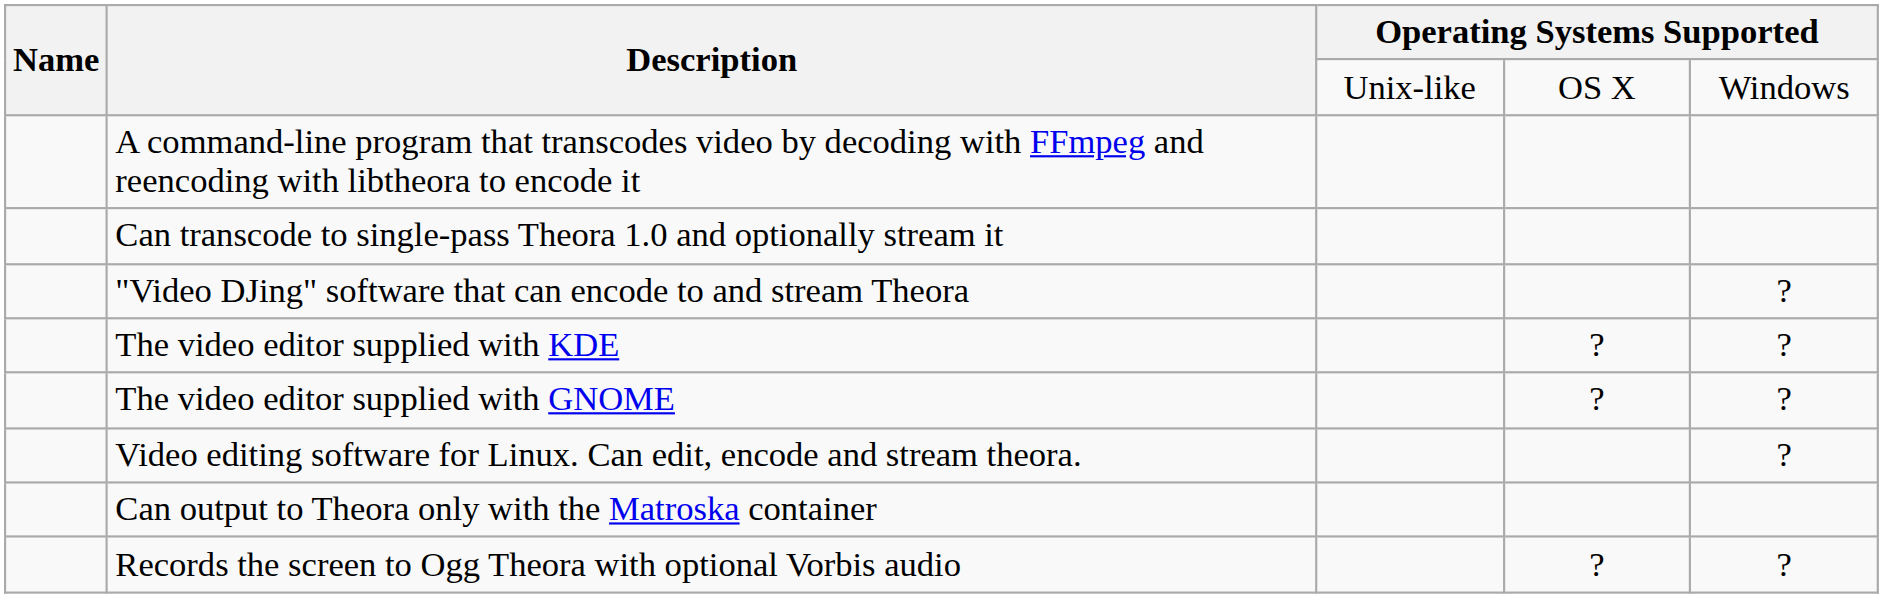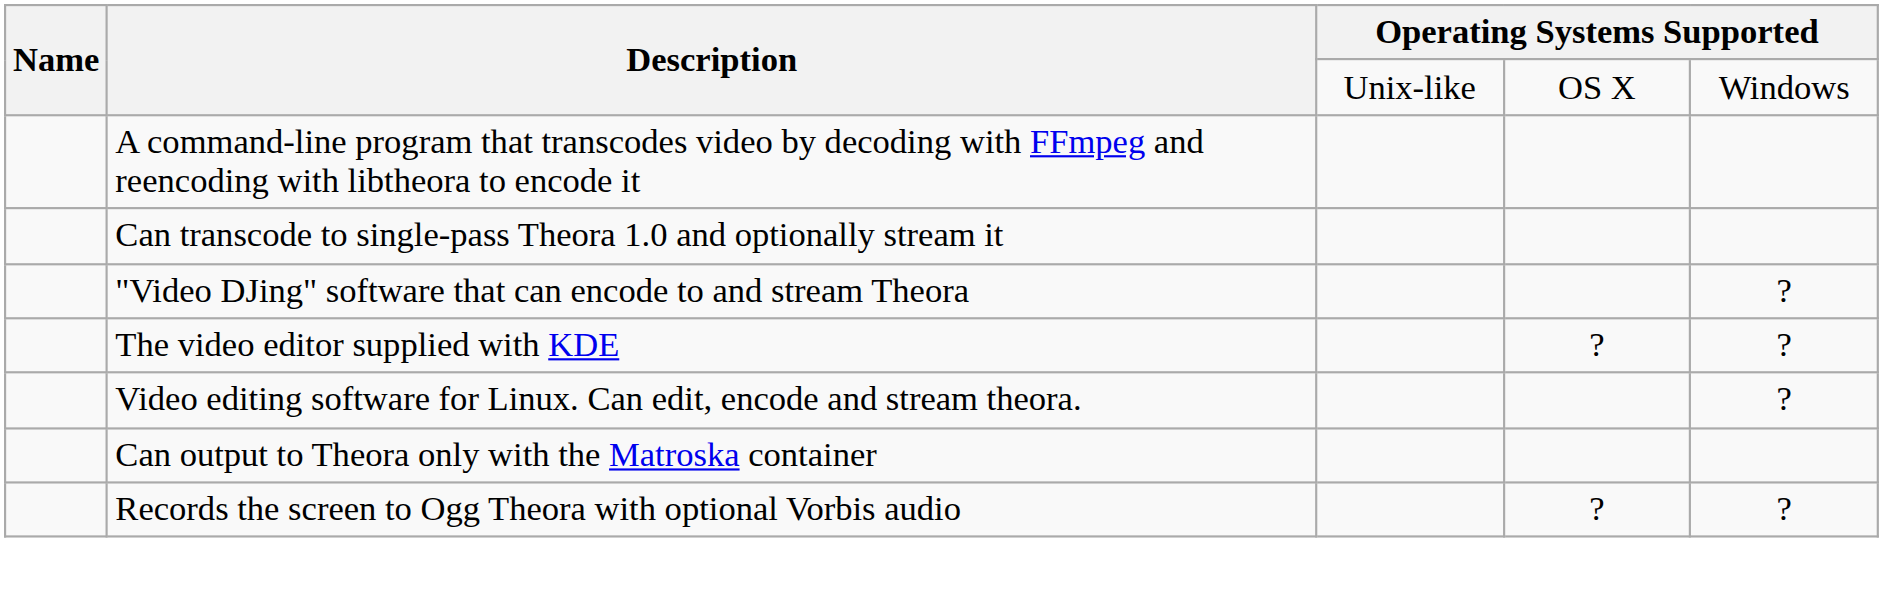- row: (395, 399)
